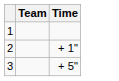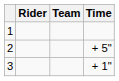+ column: (33, 13)
(68, 48) + 1" -> (102, 48) + 5"
(68, 66) + 5" -> (102, 66) + 1"
